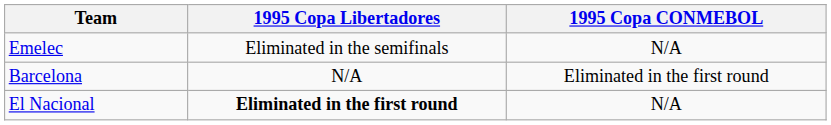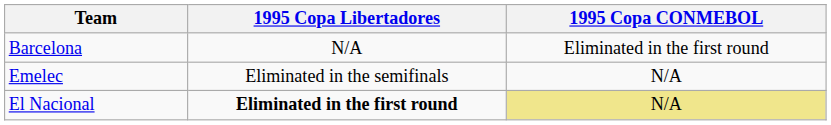rows swapped: (45, 76) <-> (36, 47)
(666, 104) no background -> (666, 104) khaki background
